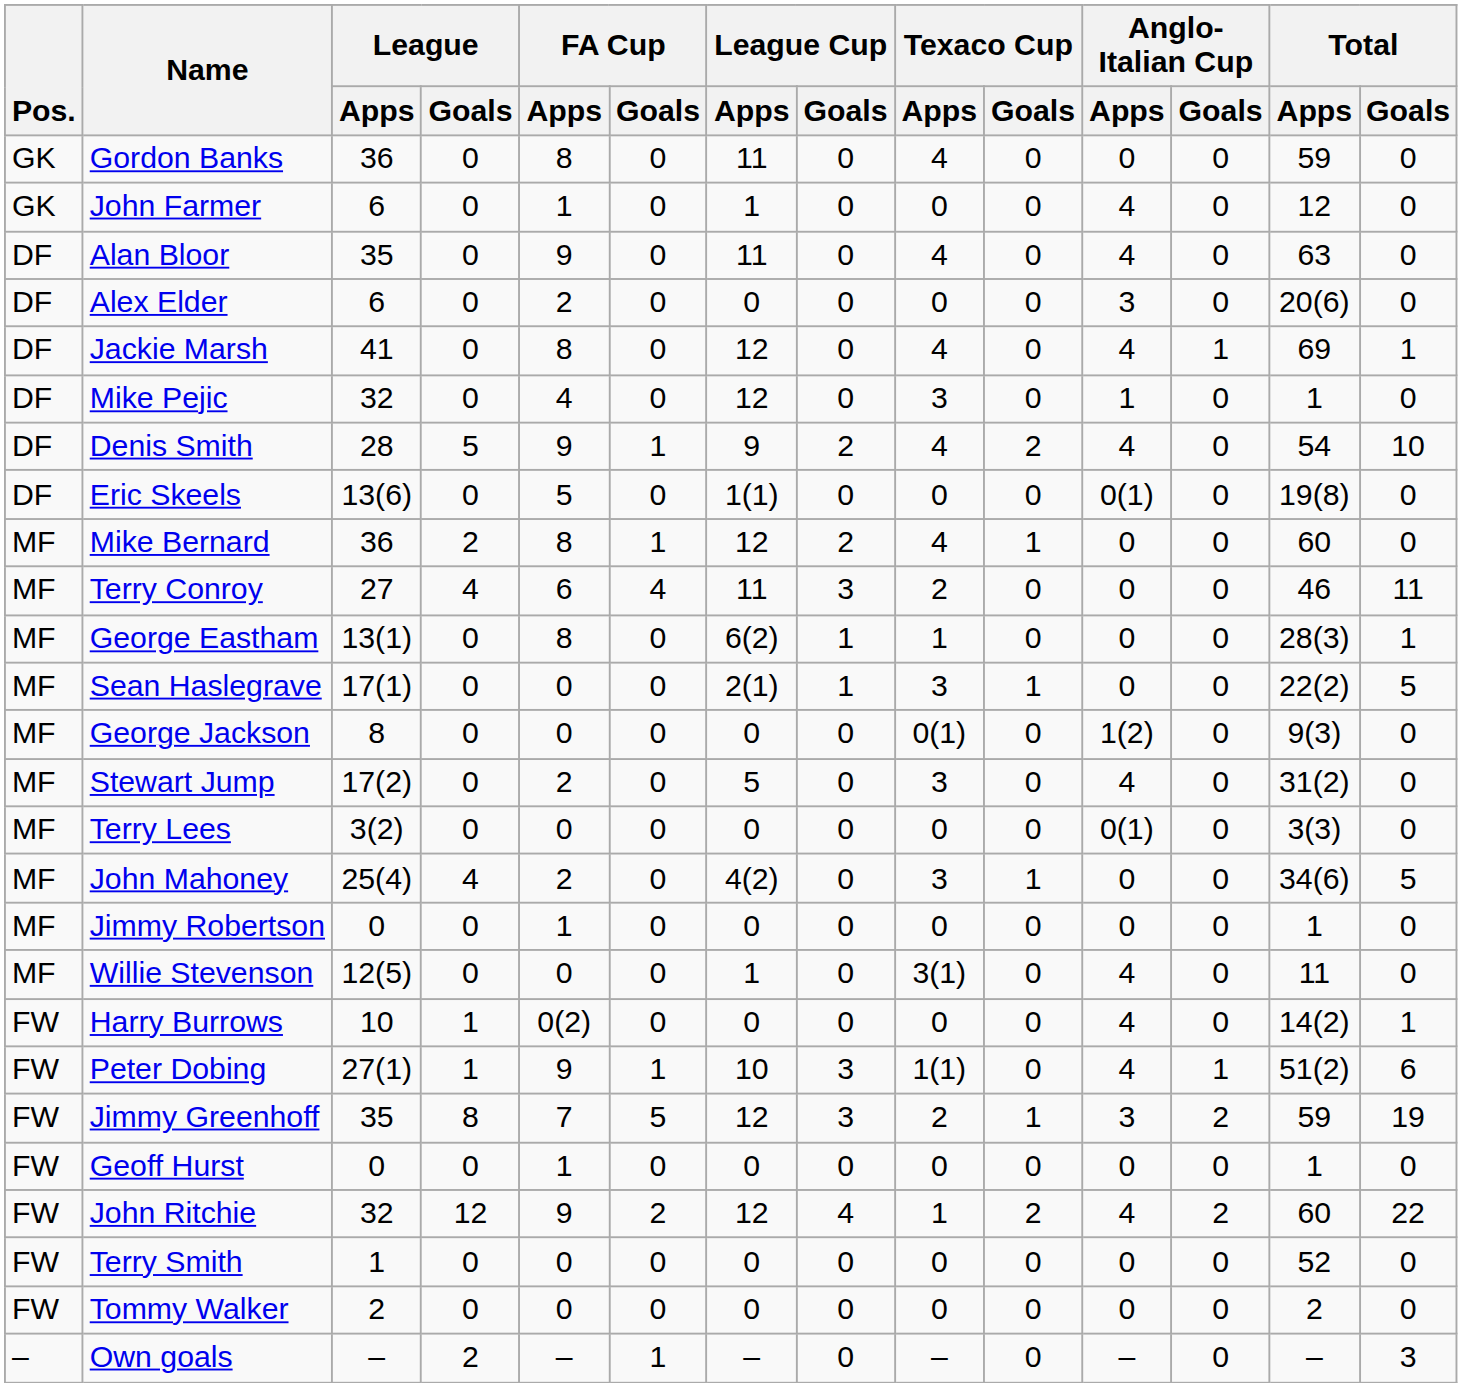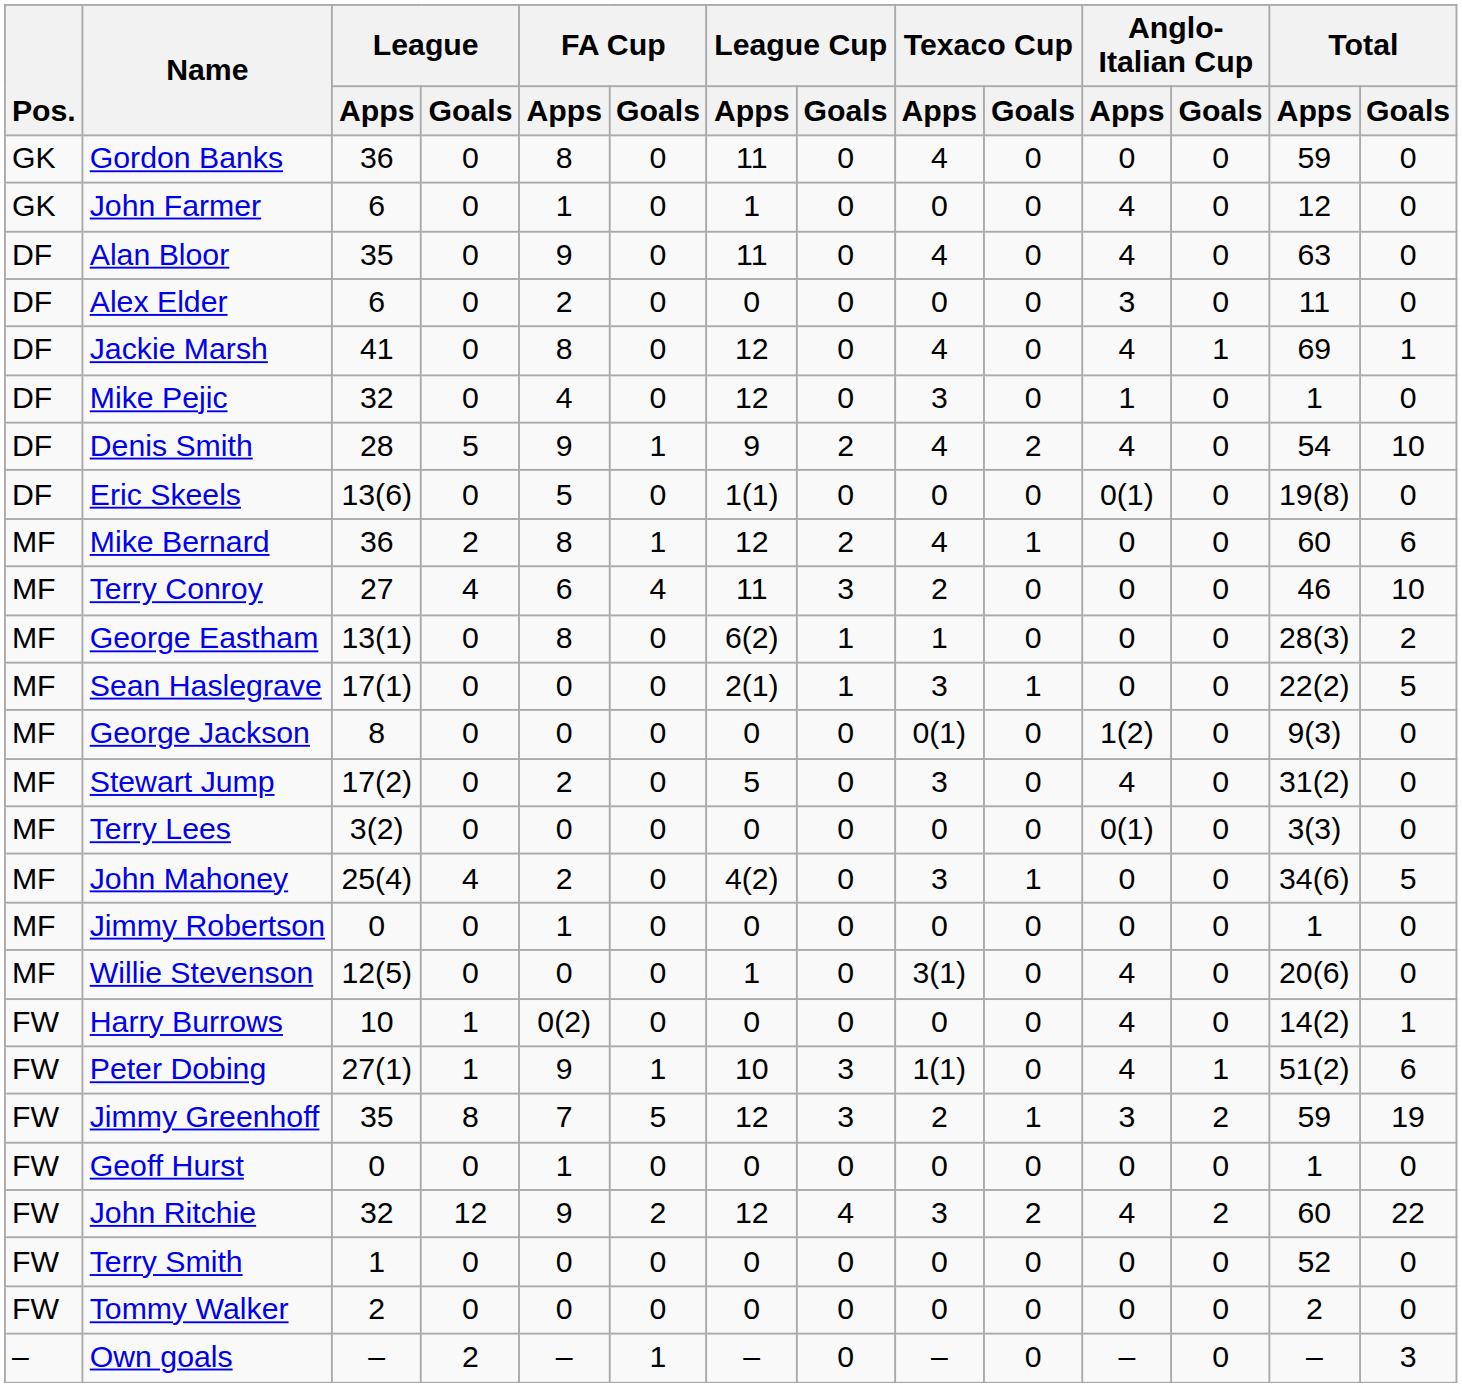(1314, 302) 20(6) -> (1314, 302) 11
(1408, 542) 0 -> (1408, 542) 6
(1408, 590) 11 -> (1408, 590) 10
(1408, 638) 1 -> (1408, 638) 2
(1314, 973) 11 -> (1314, 973) 20(6)
(939, 1213) 1 -> (939, 1213) 3
